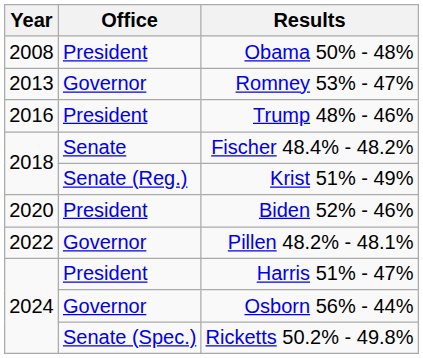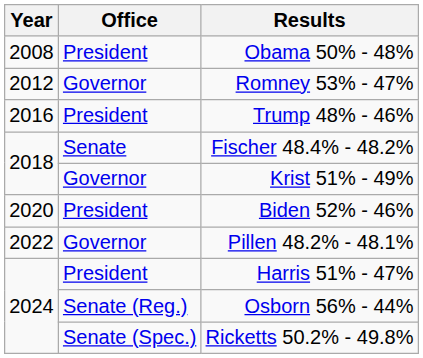(31, 83) 2013 -> (31, 83) 2012
(125, 178) Senate (Reg.) -> (105, 178) Governor
(105, 305) Governor -> (125, 305) Senate (Reg.)
